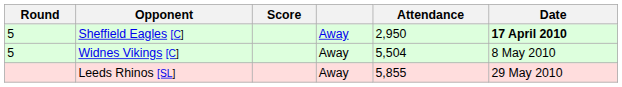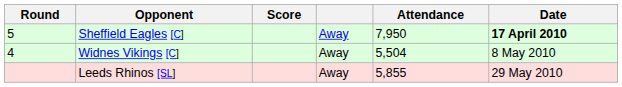(391, 34) 2,950 -> (391, 34) 7,950
(11, 53) 5 -> (11, 53) 4
